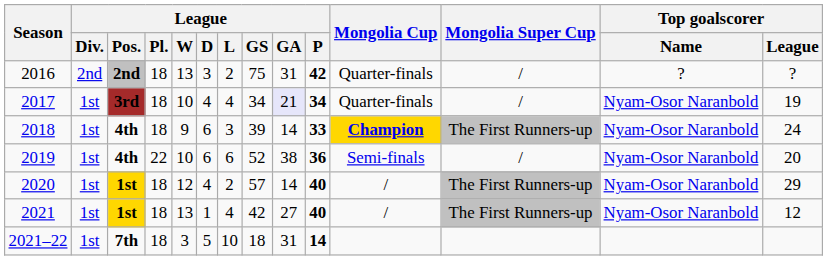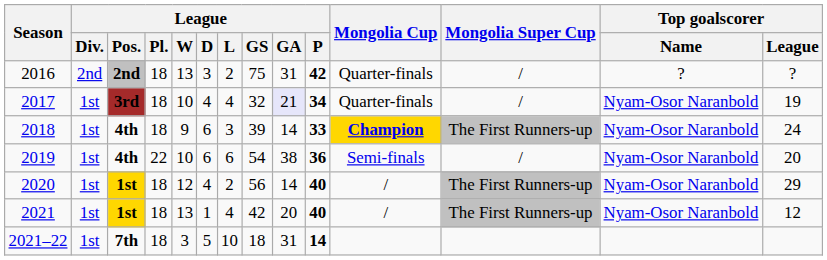(257, 102) 34 -> (257, 102) 32
(257, 157) 52 -> (257, 157) 54
(257, 185) 57 -> (257, 185) 56
(289, 213) 27 -> (289, 213) 20
